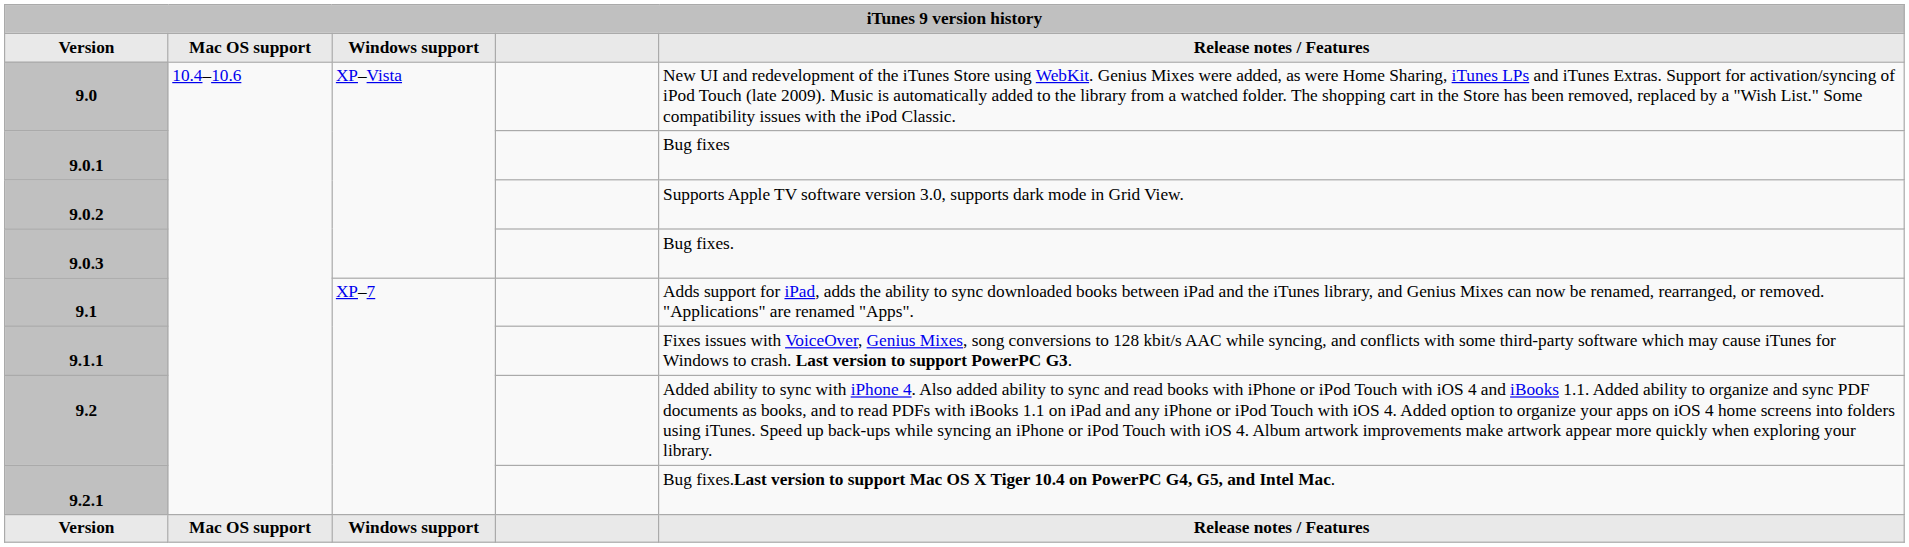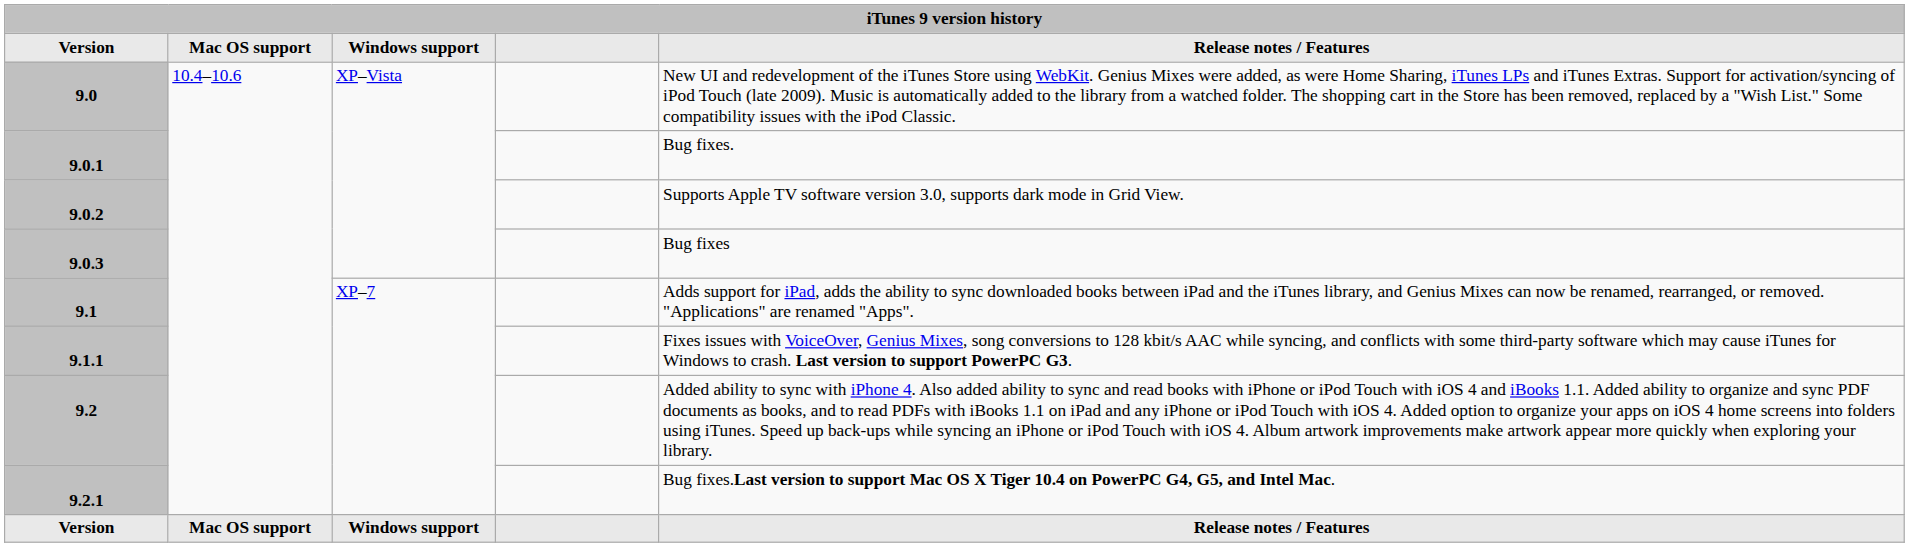(696, 145) Bug fixes -> (699, 145) Bug fixes.
(699, 243) Bug fixes. -> (696, 243) Bug fixes
